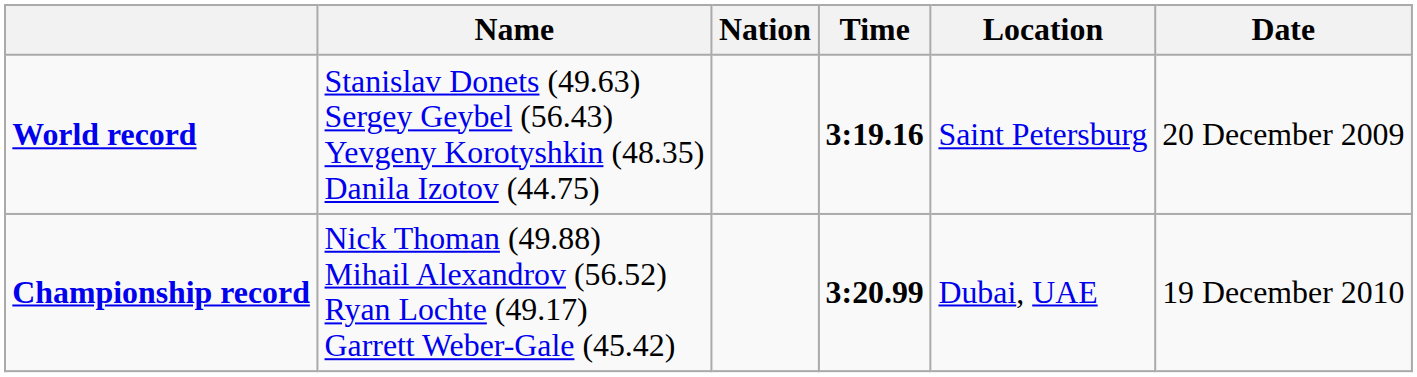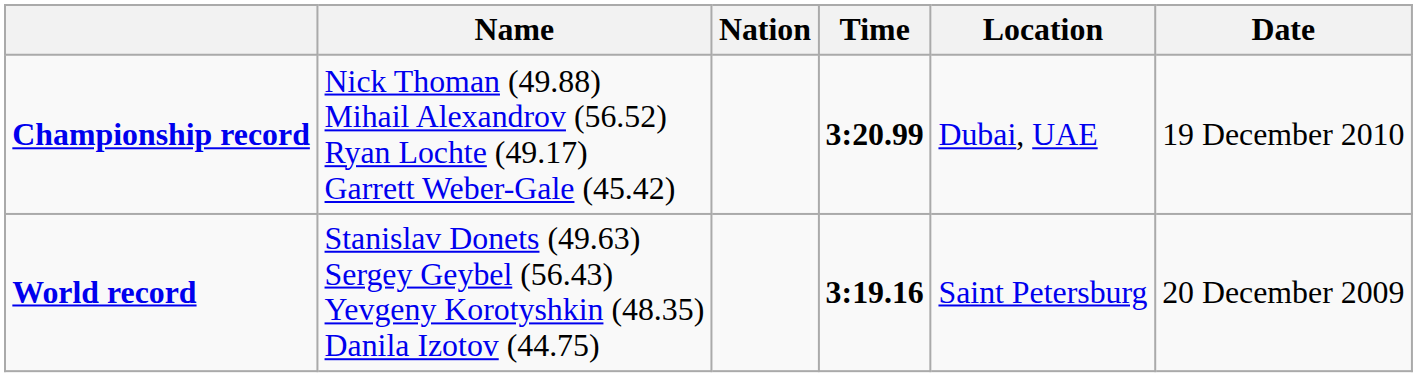rows swapped: (104, 133) <-> (161, 291)
